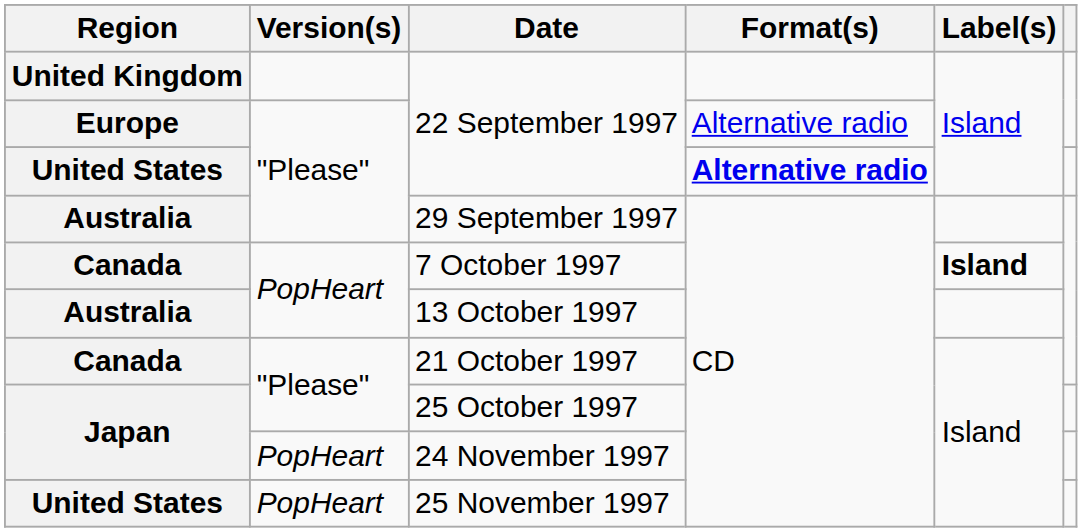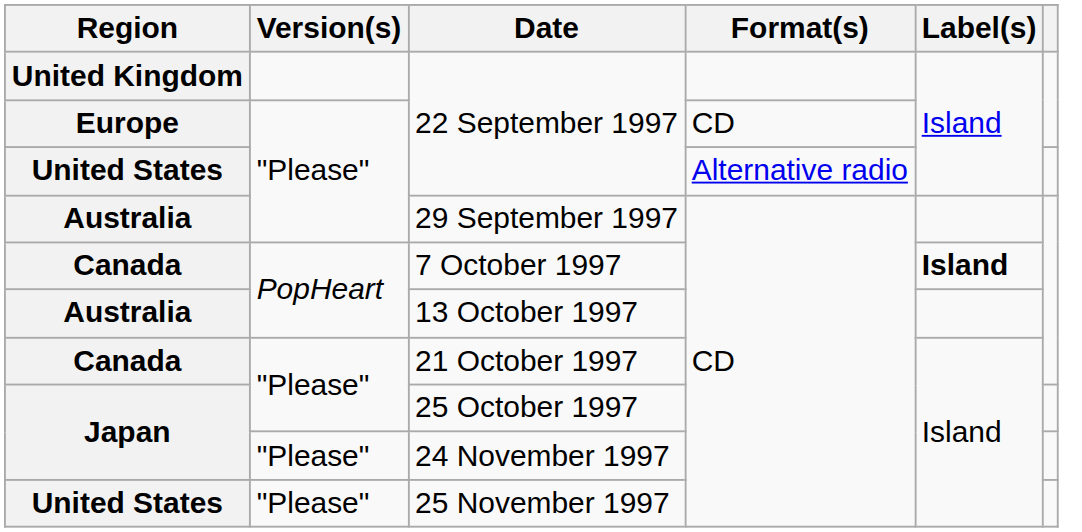(800, 123) Alternative radio -> (713, 123) CD
(810, 170) bold -> (800, 170) normal
(320, 455) PopHeart -> (313, 455) "Please"
(320, 502) PopHeart -> (313, 502) "Please"
